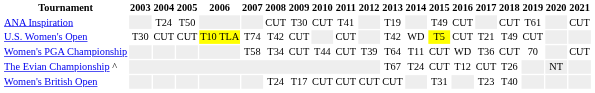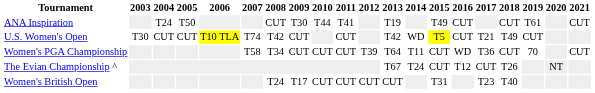(322, 22) CUT -> (322, 22) T44
(322, 52) T44 -> (322, 52) CUT
